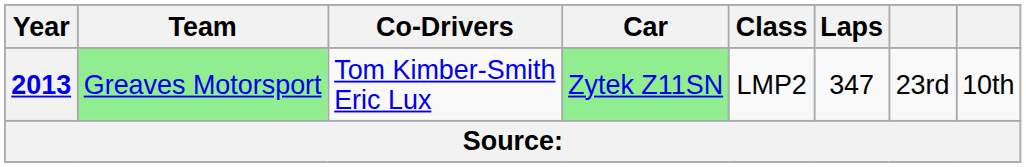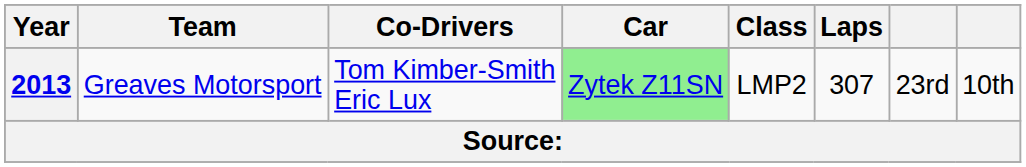(203, 84) lightgreen background -> (203, 84) no background
(852, 84) 347 -> (852, 84) 307
